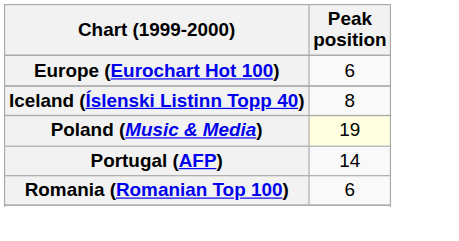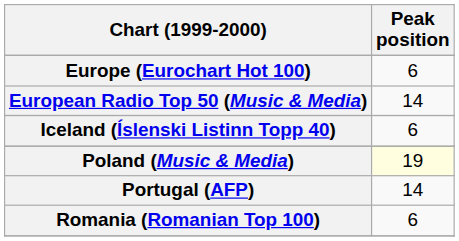+ row: (188, 100)
(350, 100) 8 -> (413, 130) 6
